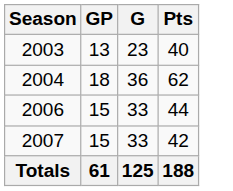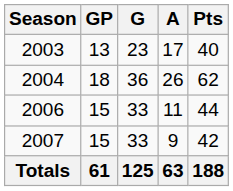+ column: (173, 19)
